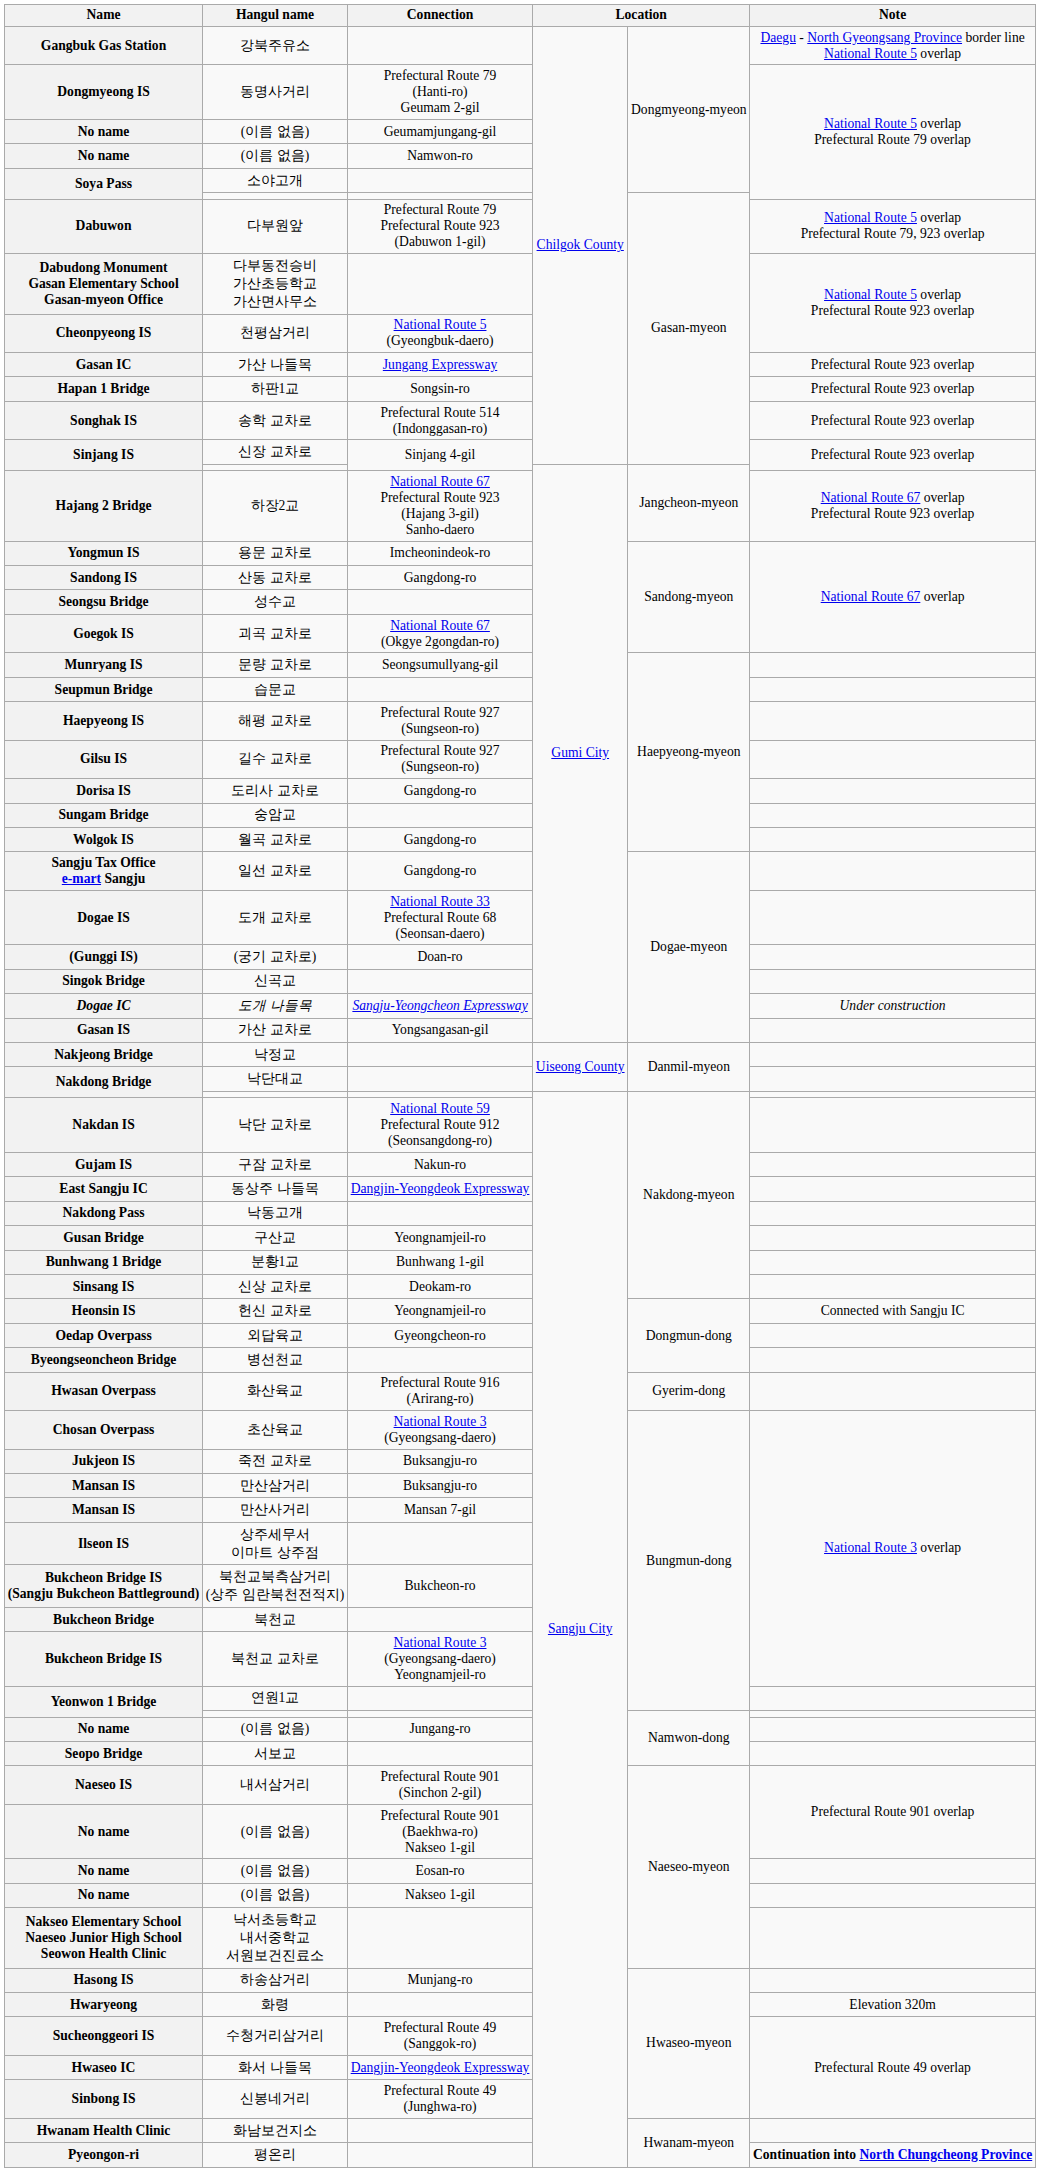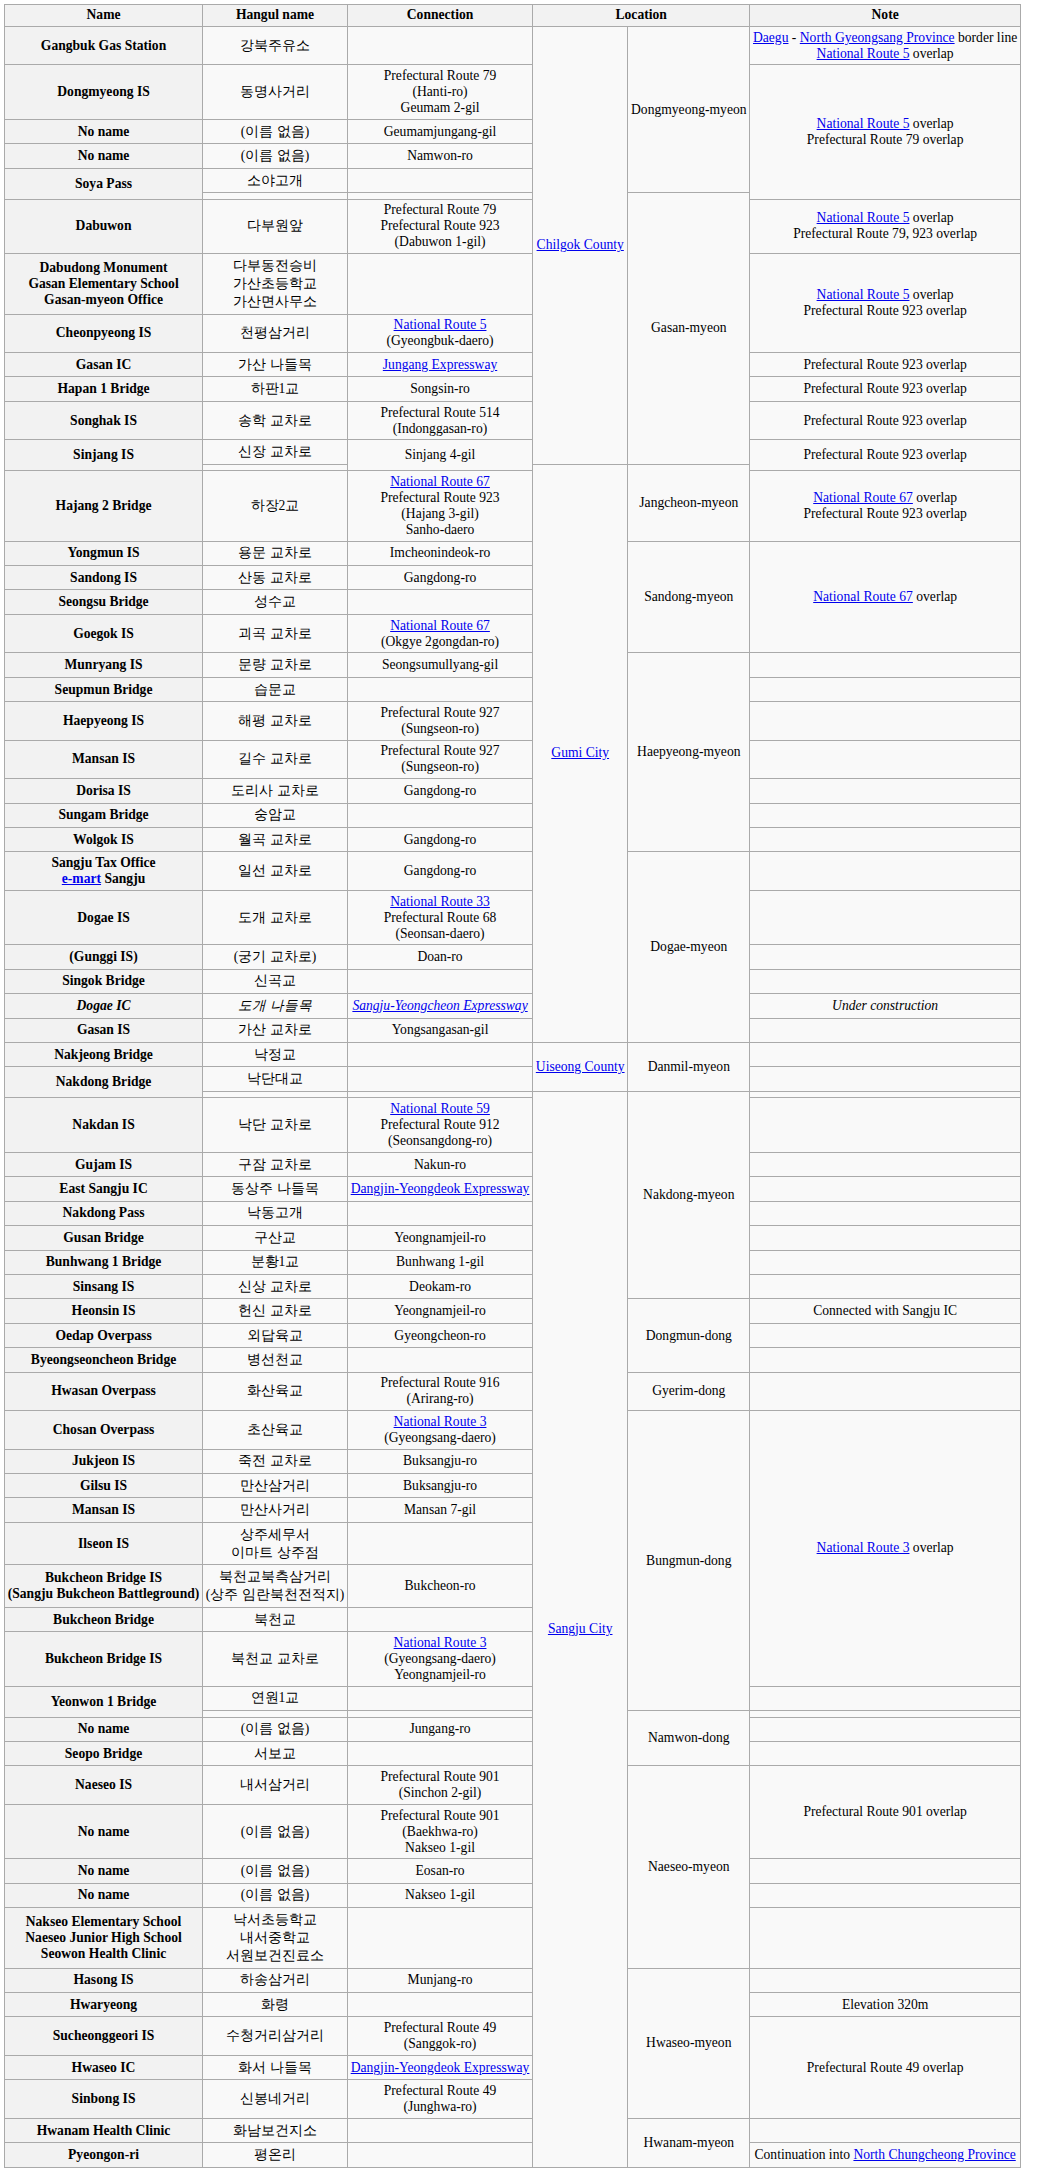(104, 759) Gilsu IS -> (104, 759) Mansan IS
(104, 1485) Mansan IS -> (104, 1485) Gilsu IS
(893, 2154) bold -> (885, 2154) normal
